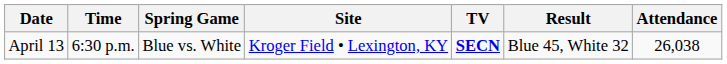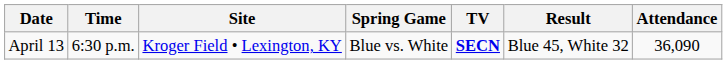columns swapped: (192, 18) <-> (348, 18)
(677, 45) 26,038 -> (677, 45) 36,090
